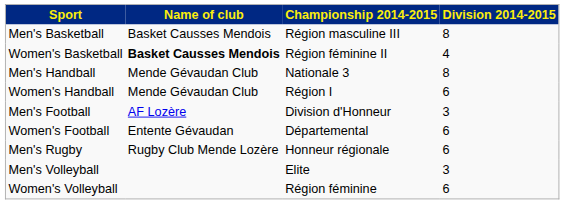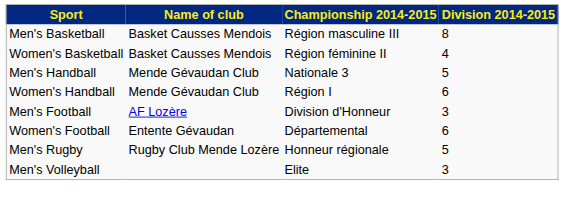(204, 53) bold -> (200, 53) normal
(446, 73) 8 -> (445, 73) 5
(446, 150) 6 -> (445, 150) 5
- row: (63, 189)
